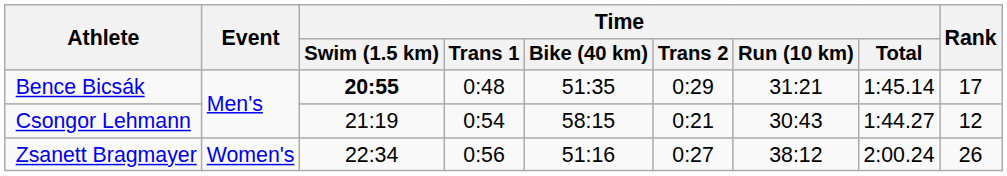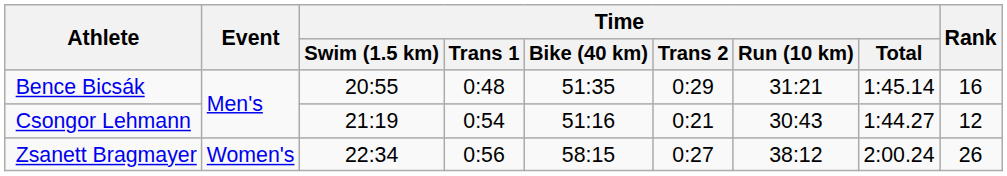(372, 87) bold -> (372, 87) normal
(971, 87) 17 -> (971, 87) 16
(589, 121) 58:15 -> (589, 121) 51:16
(589, 155) 51:16 -> (589, 155) 58:15
